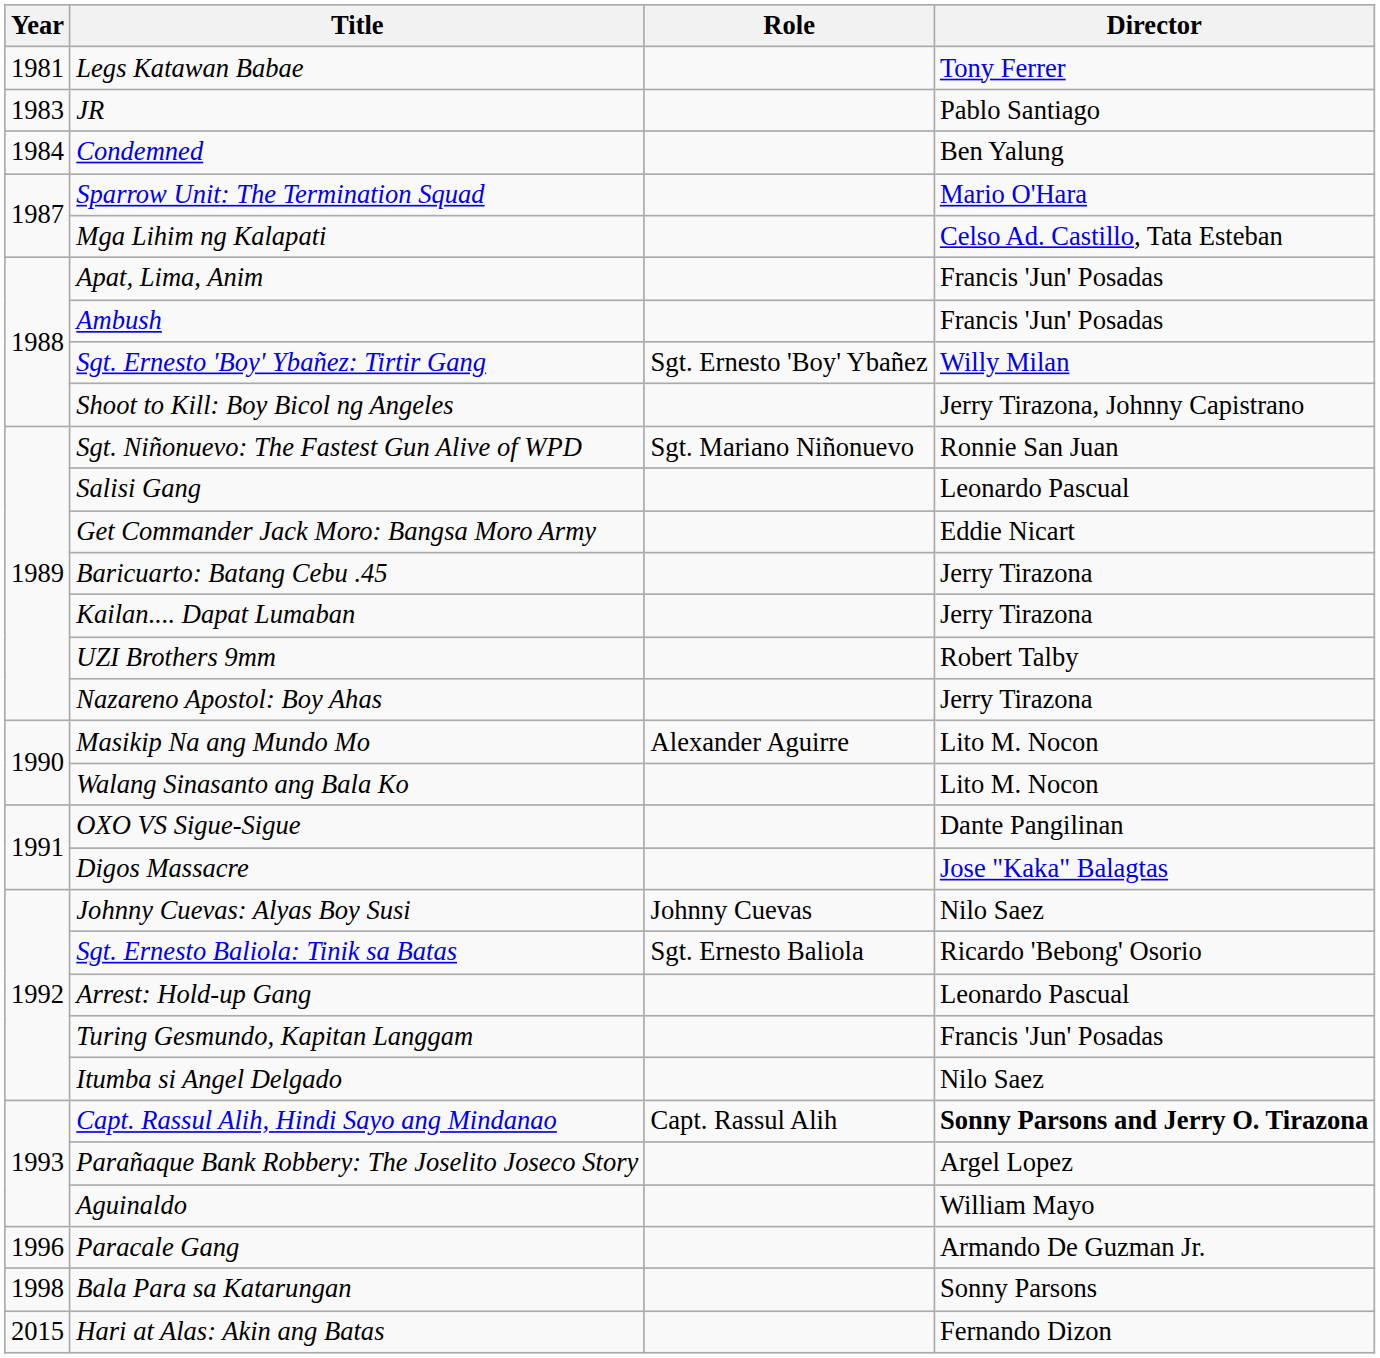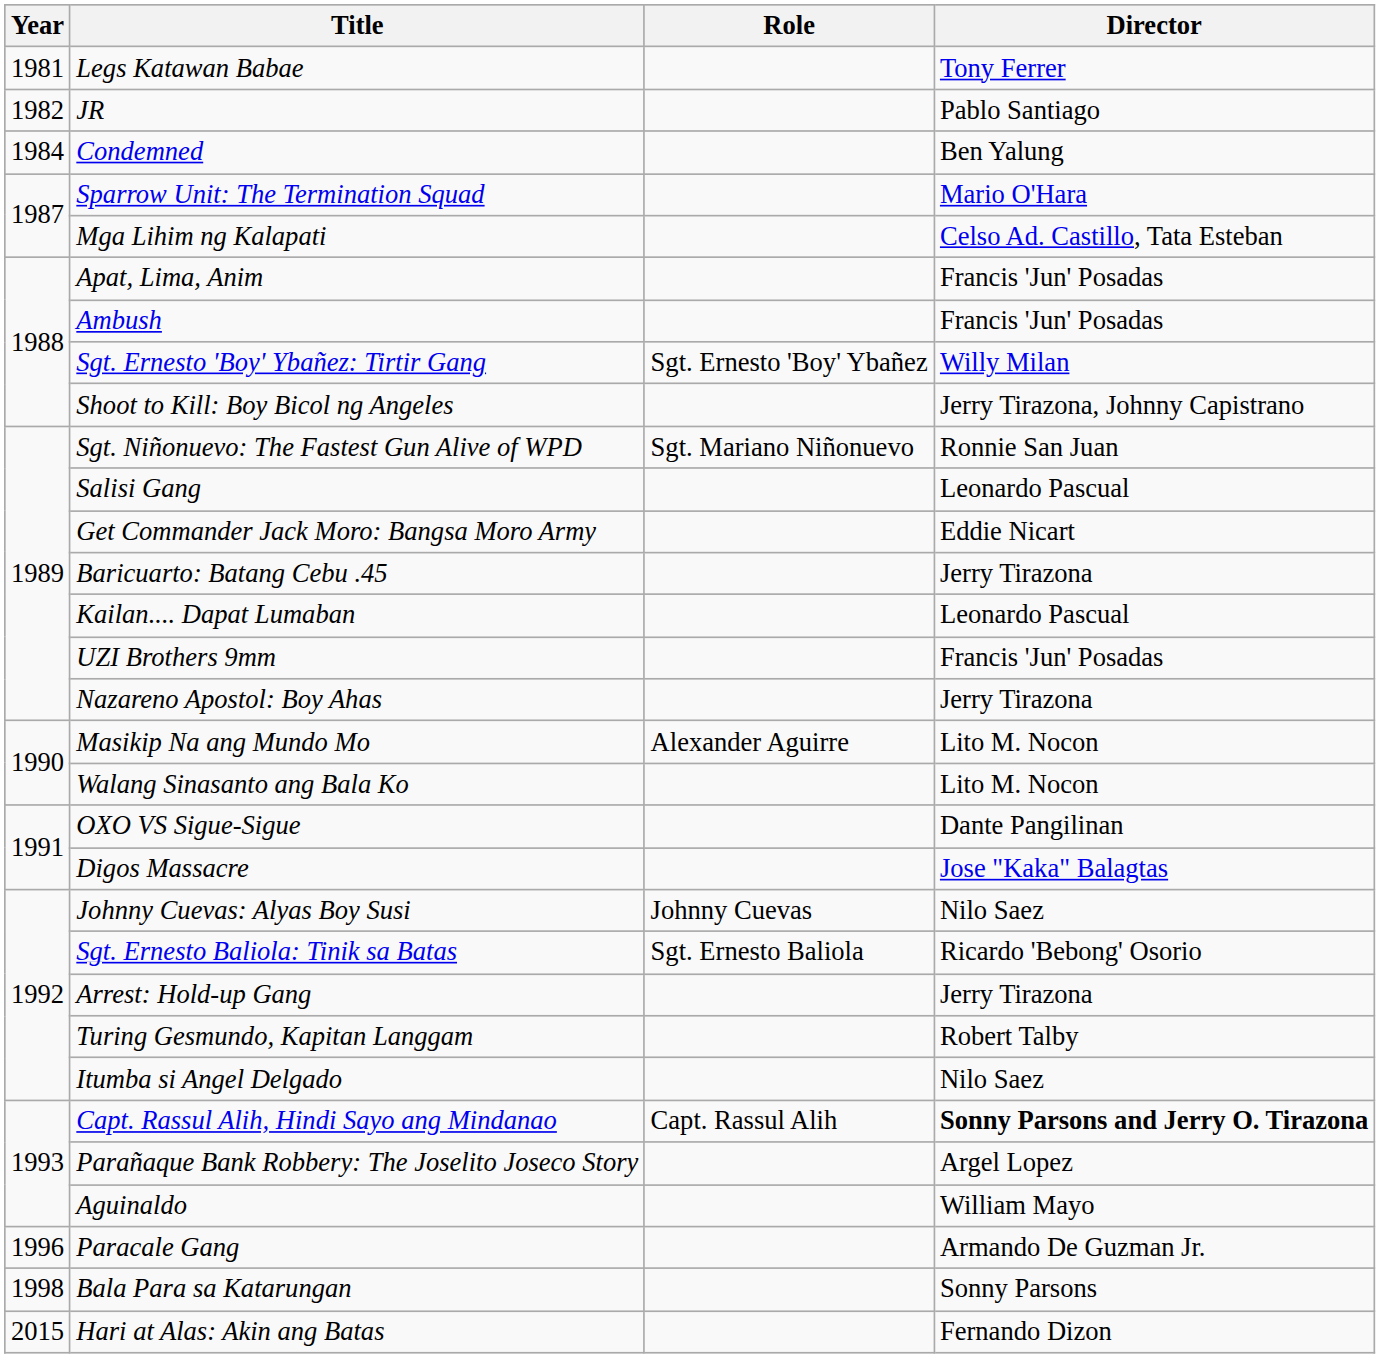(38, 109) 1983 -> (38, 109) 1982
(1016, 615) Jerry Tirazona -> (1035, 615) Leonardo Pascual
(1009, 657) Robert Talby -> (1052, 657) Francis 'Jun' Posadas
(1035, 994) Leonardo Pascual -> (1016, 994) Jerry Tirazona
(1052, 1036) Francis 'Jun' Posadas -> (1009, 1036) Robert Talby
